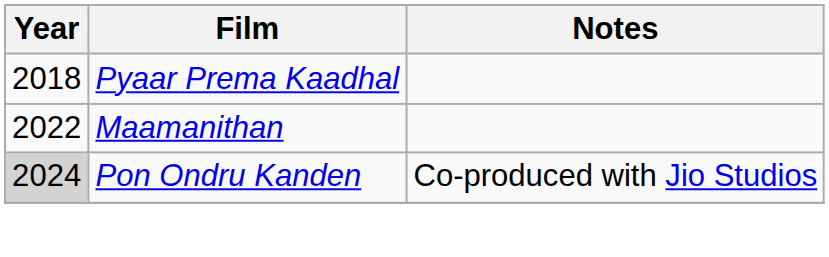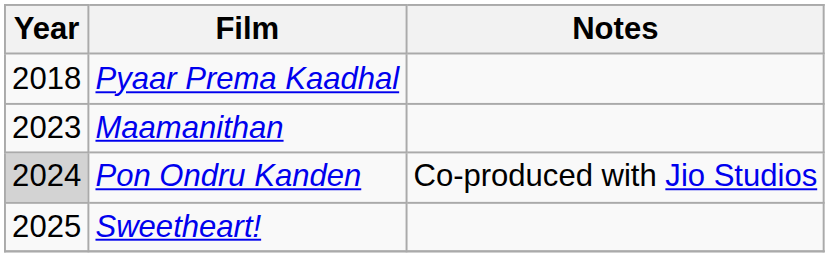(47, 127) 2022 -> (47, 127) 2023
+ row: (178, 226)
